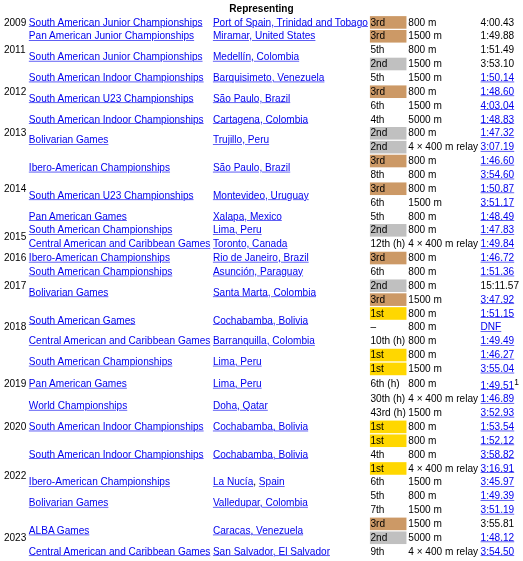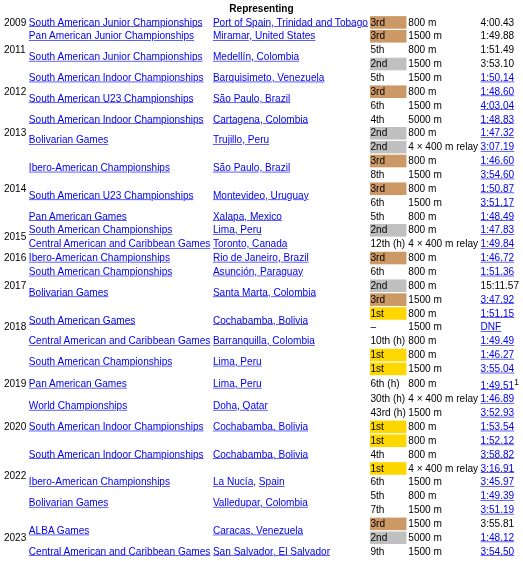(422, 175) 800 m -> (425, 175) 1500 m
(422, 327) 800 m -> (425, 327) 1500 m
(443, 552) 4 × 400 m relay -> (425, 552) 1500 m
